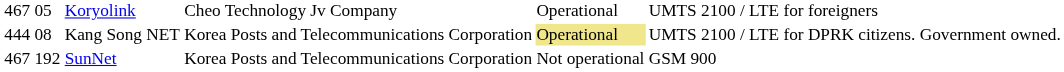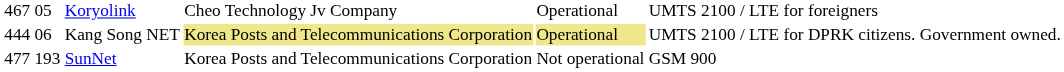(43, 34) 08 -> (43, 34) 06
(358, 34) no background -> (358, 34) khaki background
(17, 58) 467 -> (17, 58) 477
(47, 58) 192 -> (47, 58) 193
